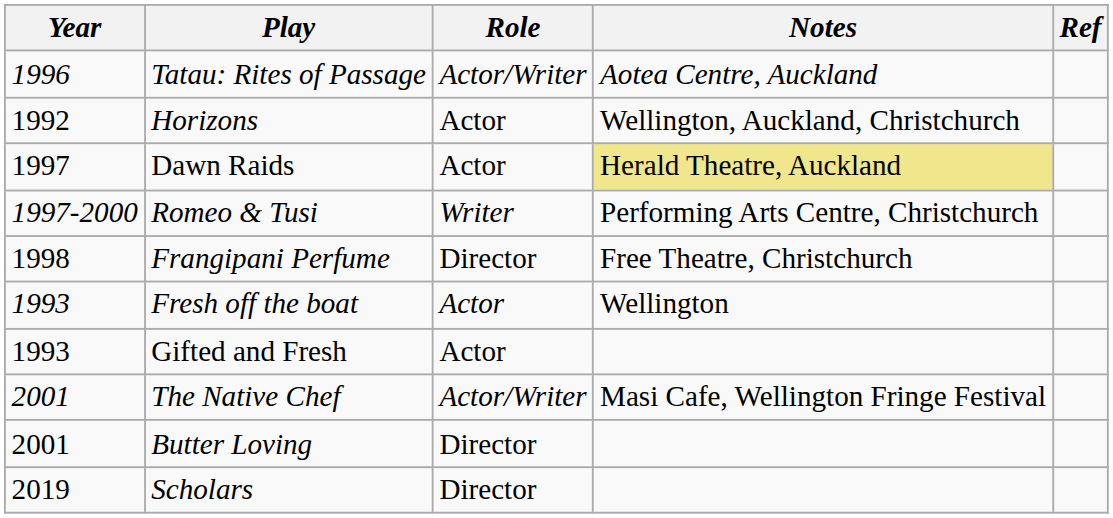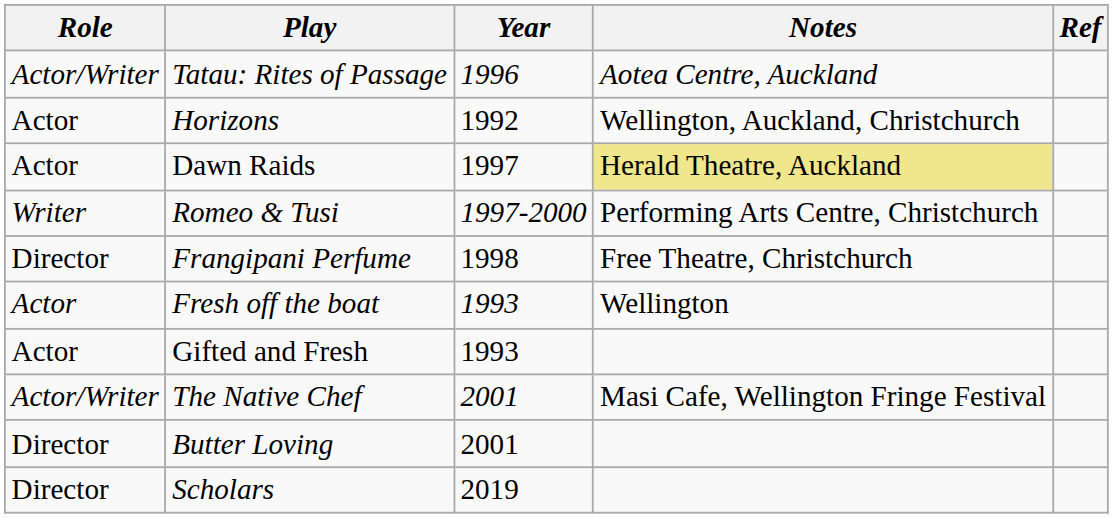columns swapped: (75, 27) <-> (513, 27)
